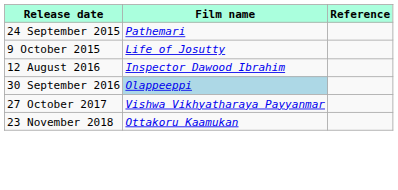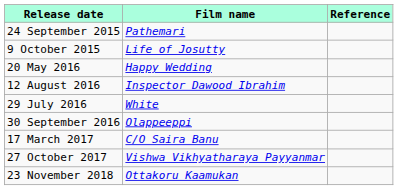+ row: (44, 67)
+ row: (47, 103)
(159, 85) lightblue background -> (159, 121) no background
+ row: (50, 139)
